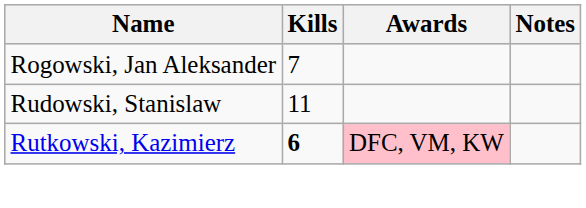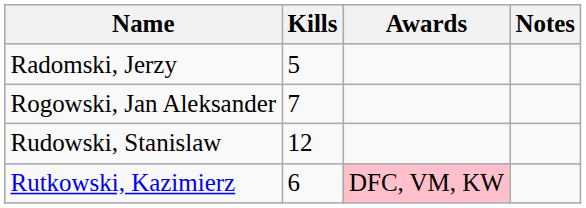+ row: (94, 63)
(300, 103) 11 -> (300, 143) 12
(294, 143) bold -> (294, 182) normal
